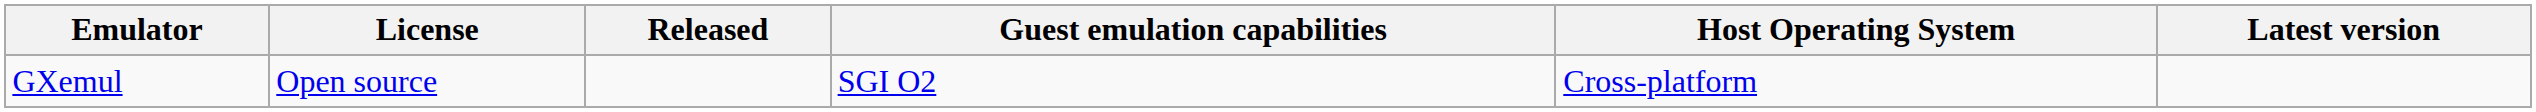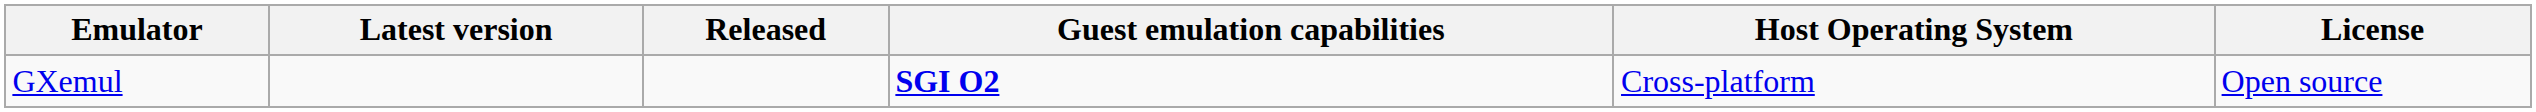columns swapped: (2344, 29) <-> (427, 29)
(887, 80) normal -> (947, 80) bold
